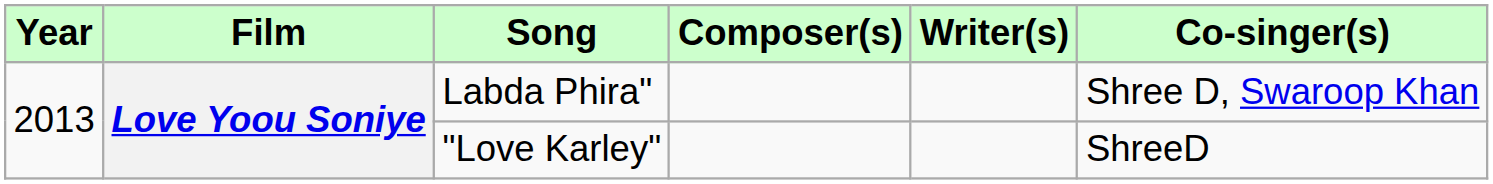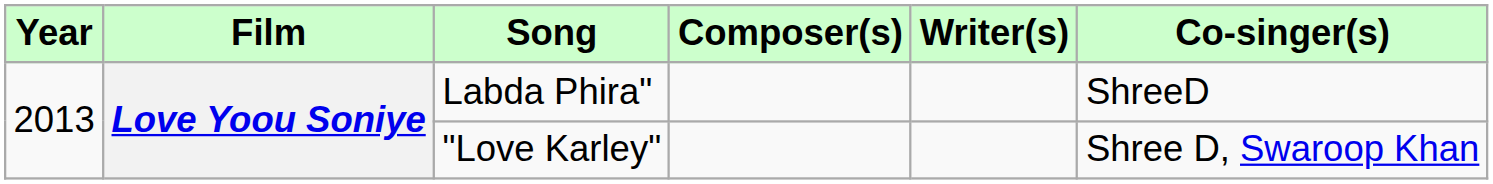(1283, 91) Shree D, Swaroop Khan -> (1148, 91) ShreeD
(1148, 149) ShreeD -> (1283, 149) Shree D, Swaroop Khan
